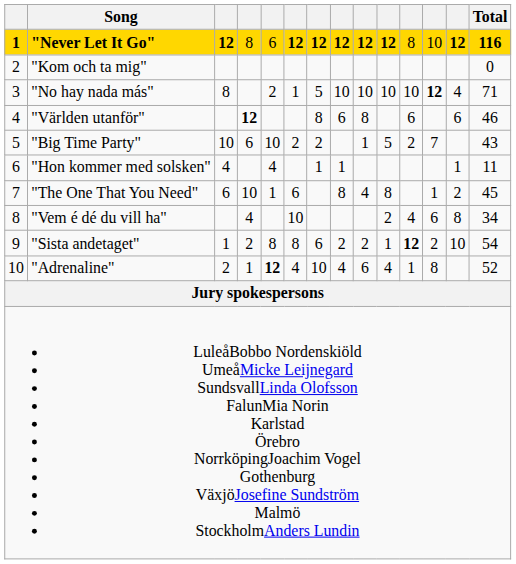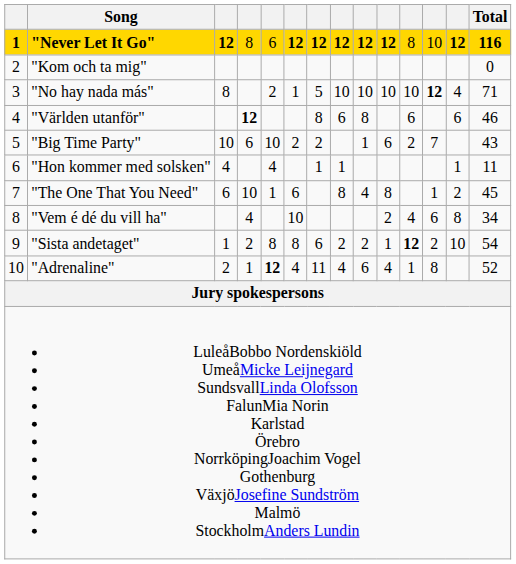(388, 142) 5 -> (388, 142) 6
(319, 268) 10 -> (319, 268) 11
